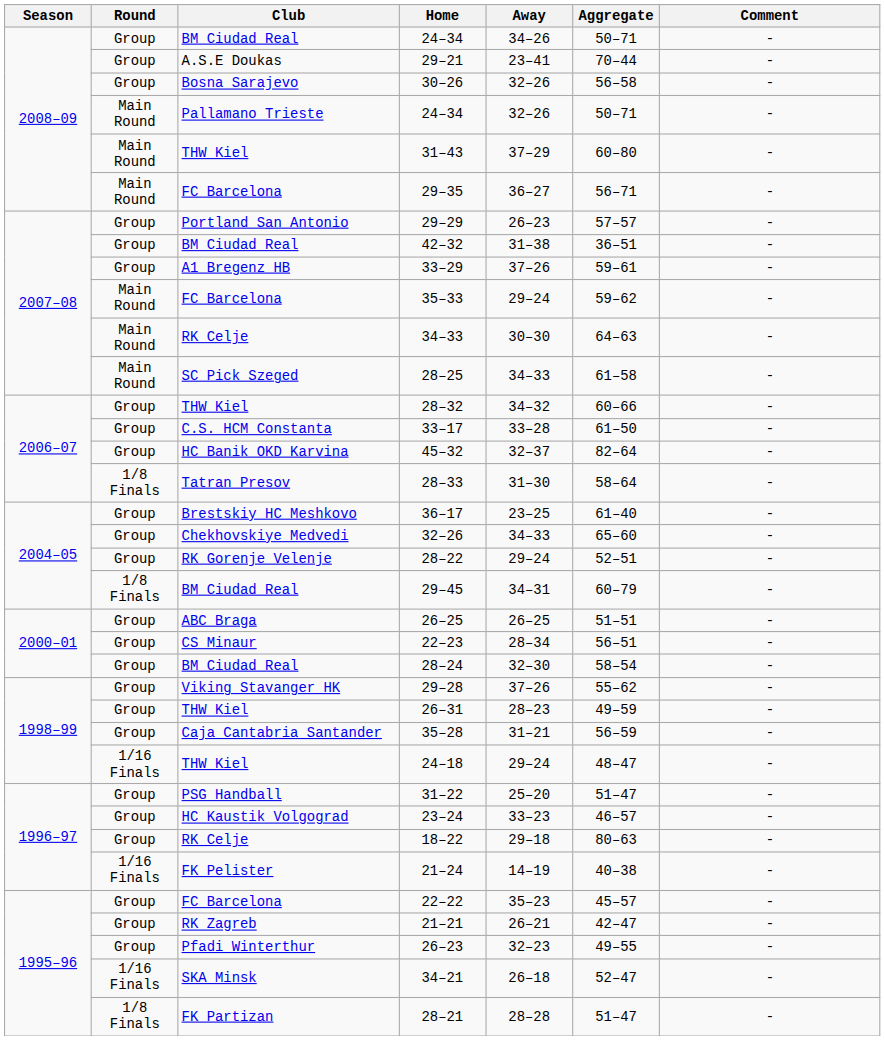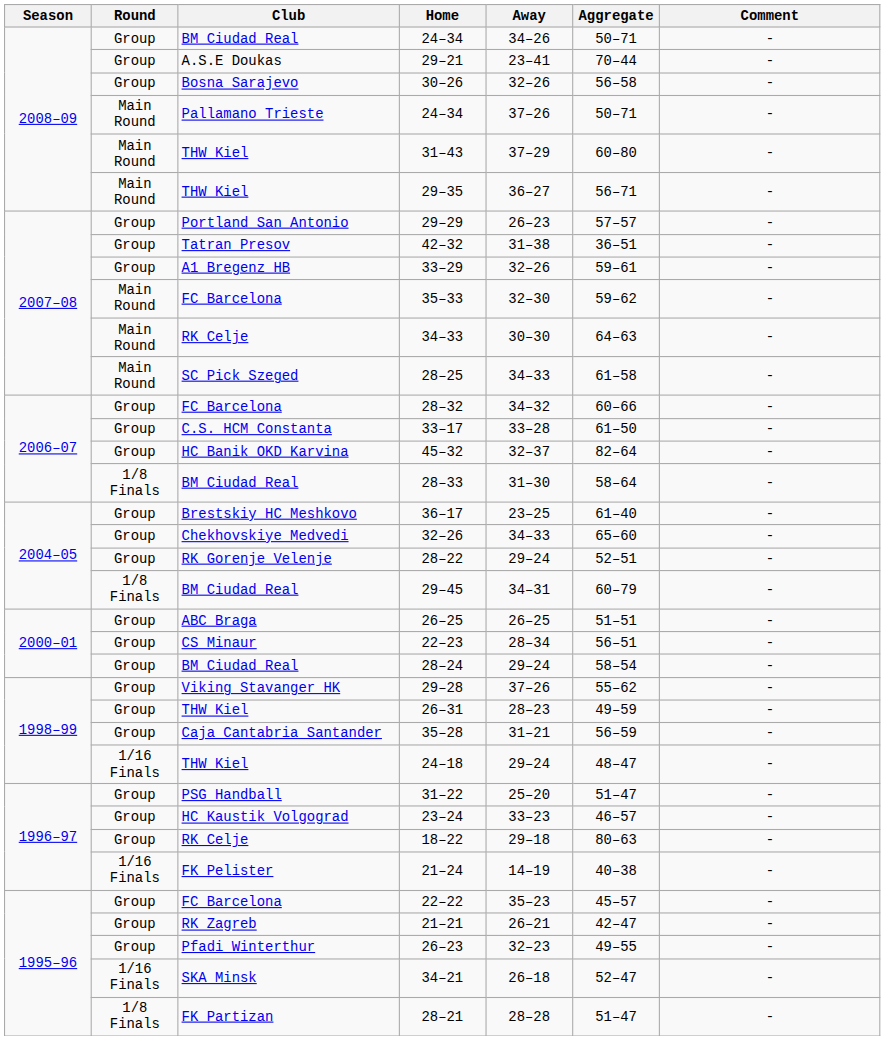(529, 115) 32–26 -> (529, 115) 37–26
(232, 192) FC Barcelona -> (215, 192) THW Kiel
(240, 245) BM Ciudad Real -> (236, 245) Tatran Presov
(529, 268) 37–26 -> (529, 268) 32–26
(529, 299) 29–24 -> (529, 299) 32–30
(215, 407) THW Kiel -> (232, 407) FC Barcelona
(236, 483) Tatran Presov -> (240, 483) BM Ciudad Real
(529, 666) 32–30 -> (529, 666) 29–24
